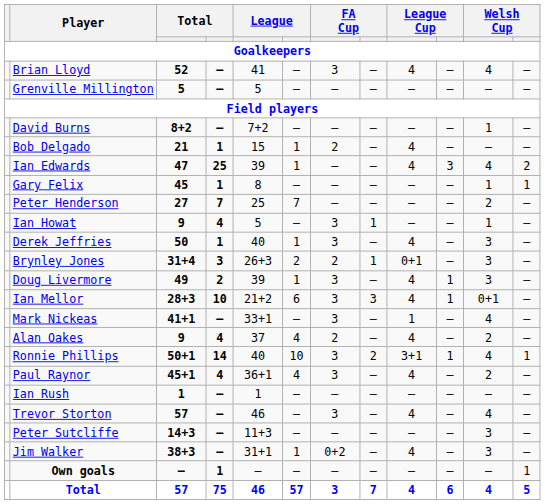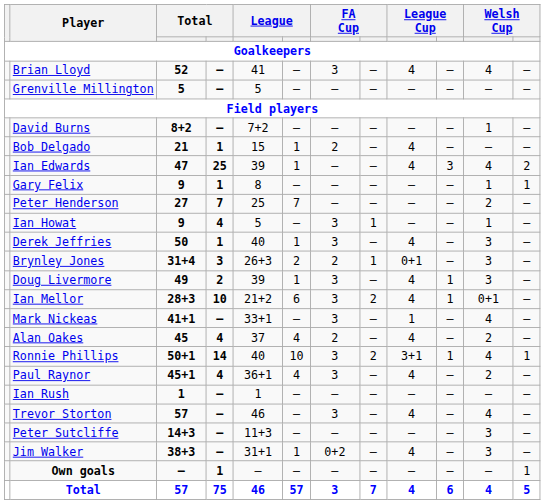(181, 185) 45 -> (181, 185) 9
(373, 299) 3 -> (373, 299) 2
(181, 337) 9 -> (181, 337) 45
